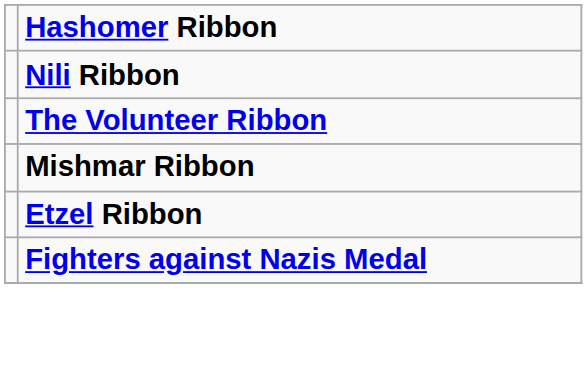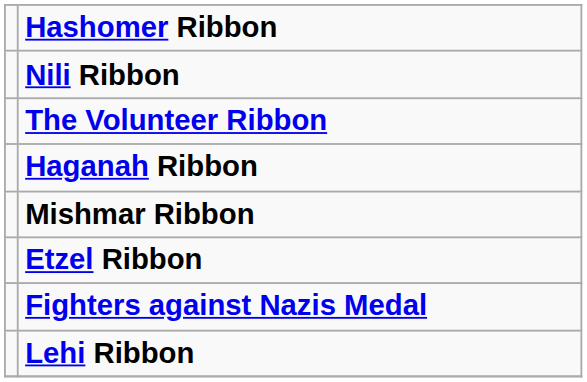+ row: (141, 167)
+ row: (110, 352)
